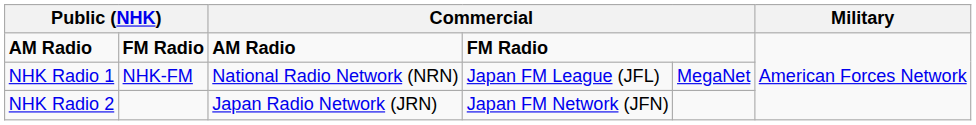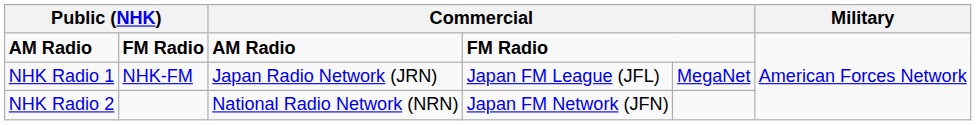(335, 76) National Radio Network (NRN) -> (325, 76) Japan Radio Network (JRN)
(325, 104) Japan Radio Network (JRN) -> (335, 104) National Radio Network (NRN)
